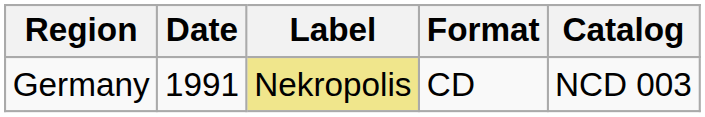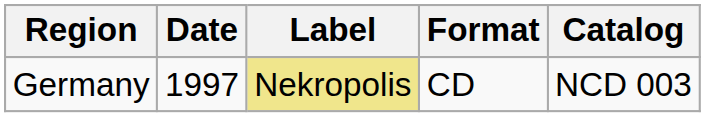(202, 83) 1991 -> (202, 83) 1997
